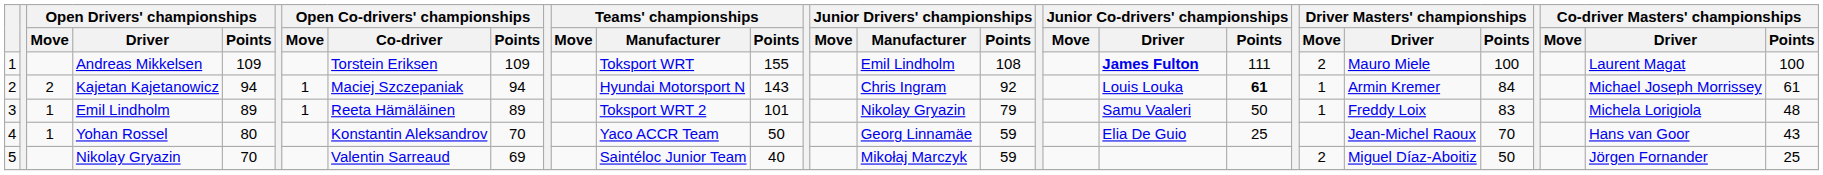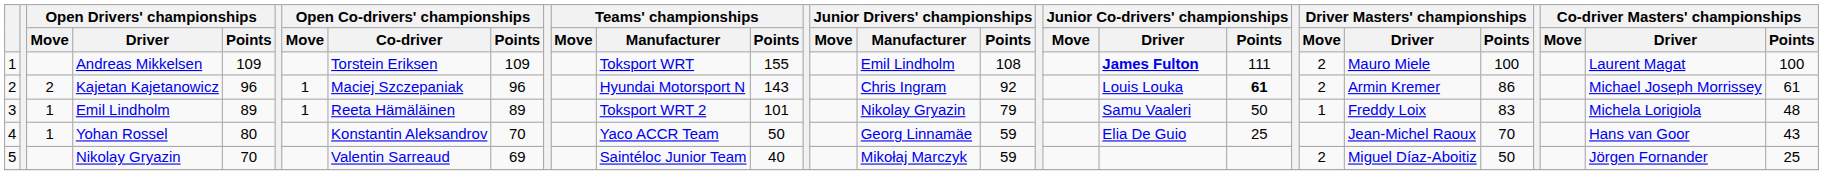(249, 87) 94 -> (249, 87) 96
(517, 87) 94 -> (517, 87) 96
(1322, 87) 1 -> (1322, 87) 2
(1507, 87) 84 -> (1507, 87) 86
